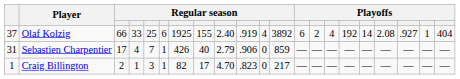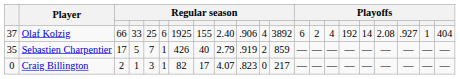(248, 33) .919 -> (248, 33) .906
(12, 49) 31 -> (12, 49) 35
(137, 49) 4 -> (137, 49) 5
(248, 49) .906 -> (248, 49) .919
(264, 49) 0 -> (264, 49) 2
(12, 66) 1 -> (12, 66) 0
(225, 66) 4.70 -> (225, 66) 4.07
